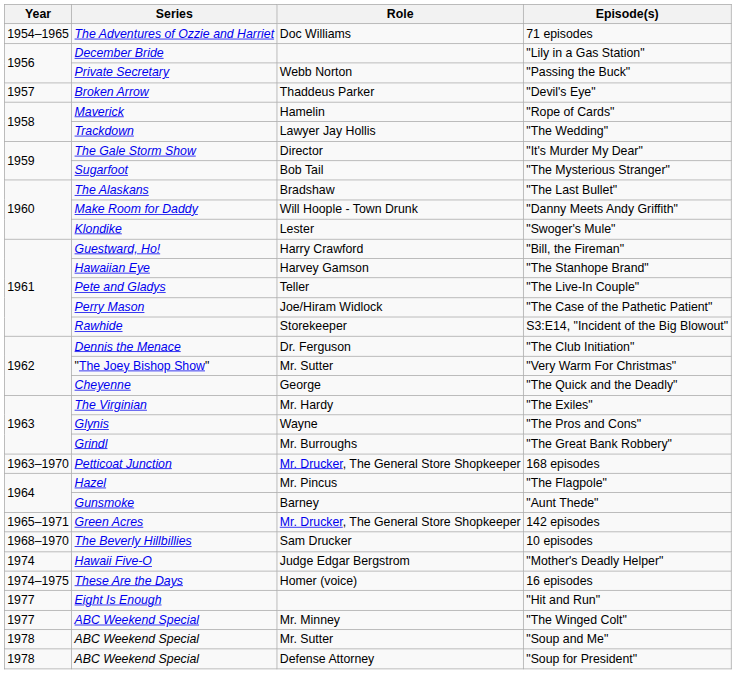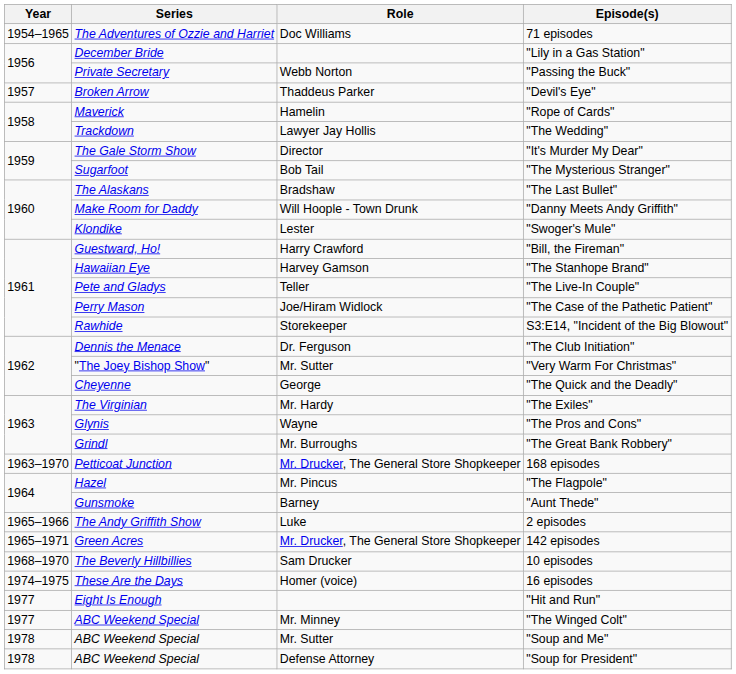+ row: (556, 522)
- row: (595, 561)
